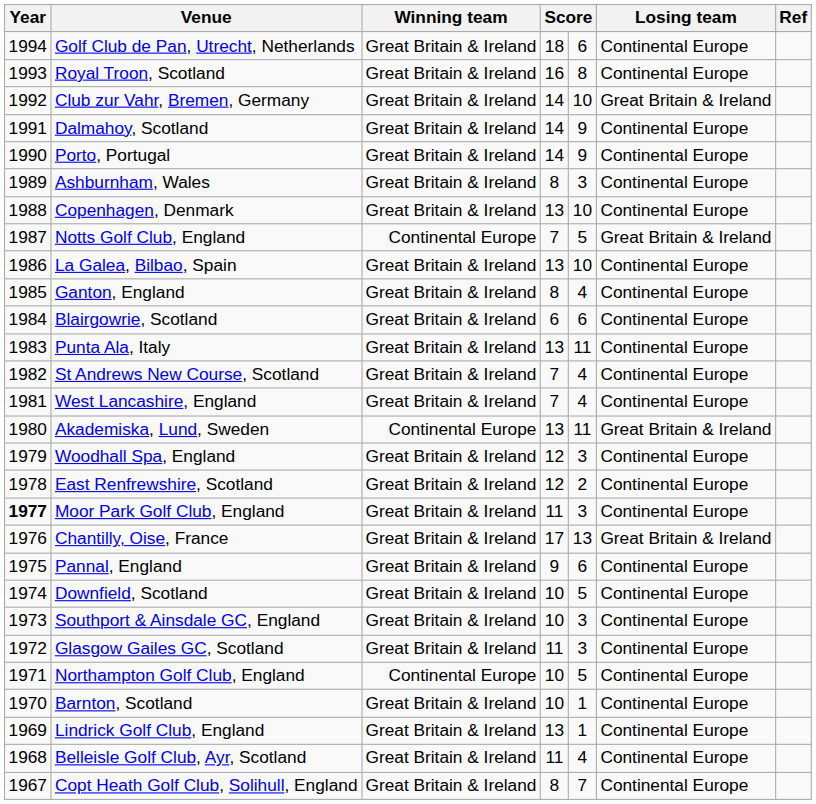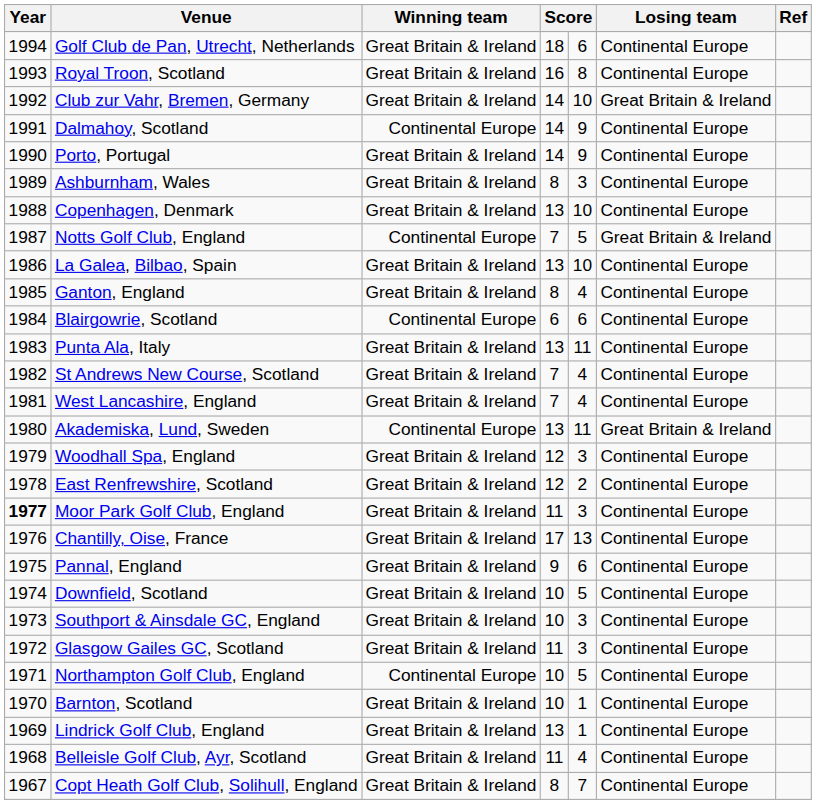(451, 127) Great Britain & Ireland -> (462, 127) Continental Europe
(451, 319) Great Britain & Ireland -> (462, 319) Continental Europe
(686, 538) Great Britain & Ireland -> (674, 538) Continental Europe
